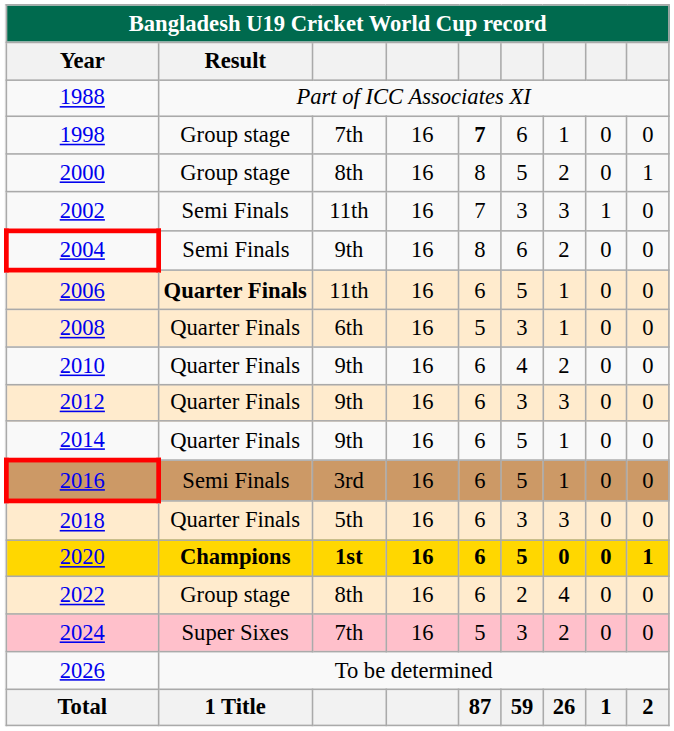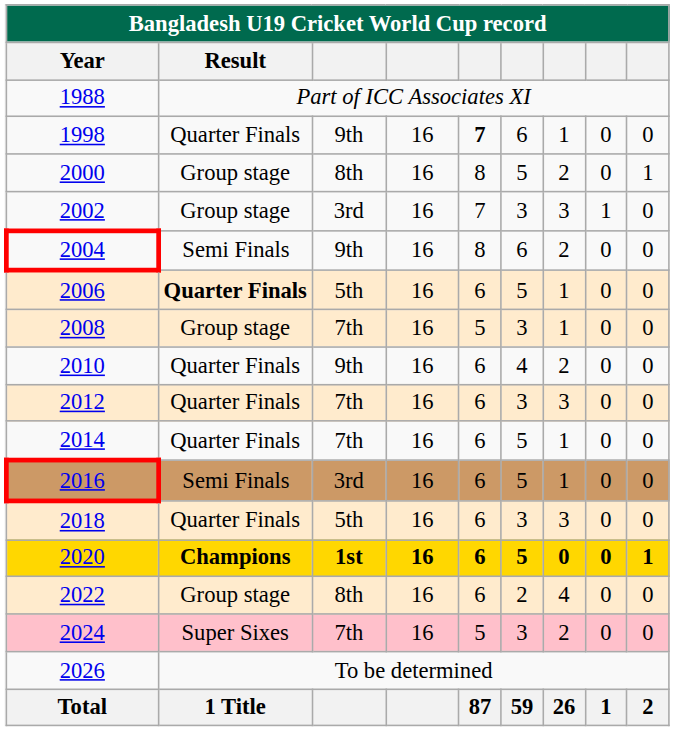(235, 135) Group stage -> (235, 135) Quarter Finals
(349, 135) 7th -> (349, 135) 9th
(235, 210) Semi Finals -> (235, 210) Group stage
(349, 210) 11th -> (349, 210) 3rd
(349, 290) 11th -> (349, 290) 5th
(235, 328) Quarter Finals -> (235, 328) Group stage
(349, 328) 6th -> (349, 328) 7th
(349, 402) 9th -> (349, 402) 7th
(349, 440) 9th -> (349, 440) 7th
